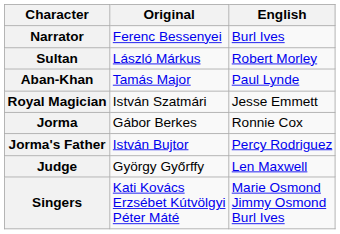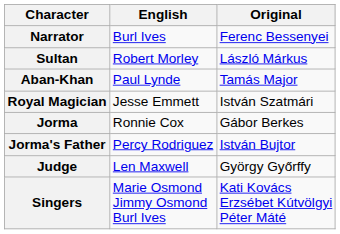columns swapped: (169, 15) <-> (282, 15)
